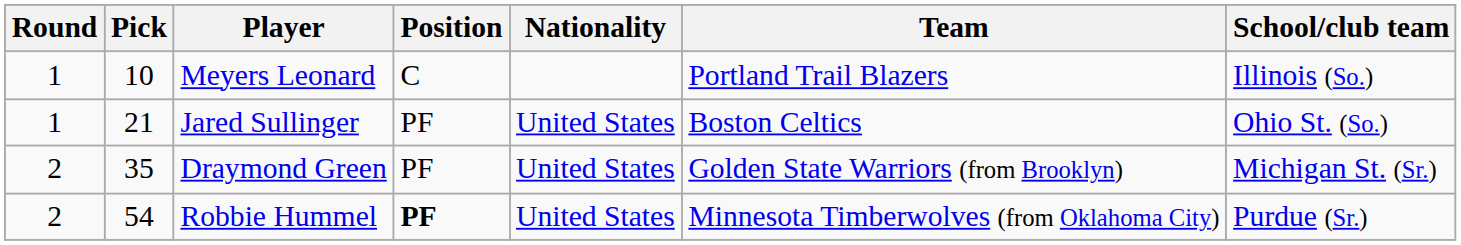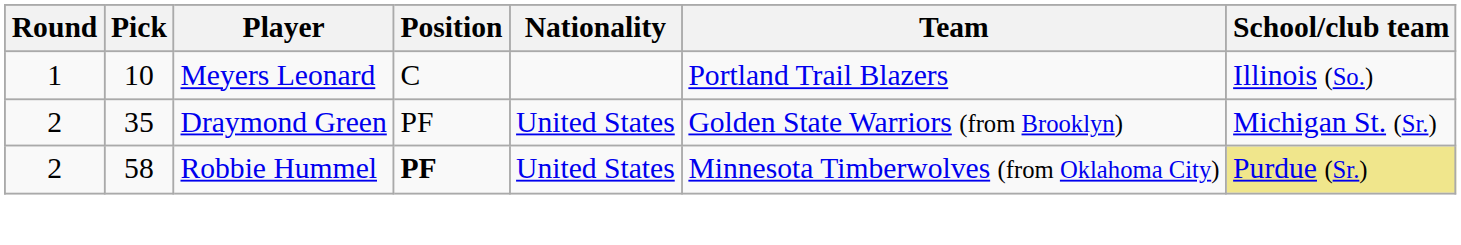- row: (270, 121)
(139, 215) 54 -> (139, 168) 58
(1300, 215) no background -> (1300, 168) khaki background
